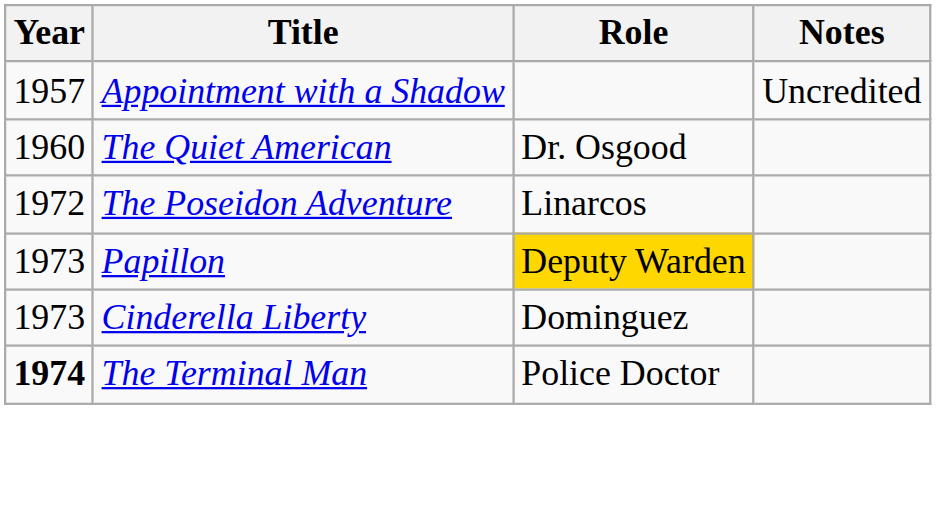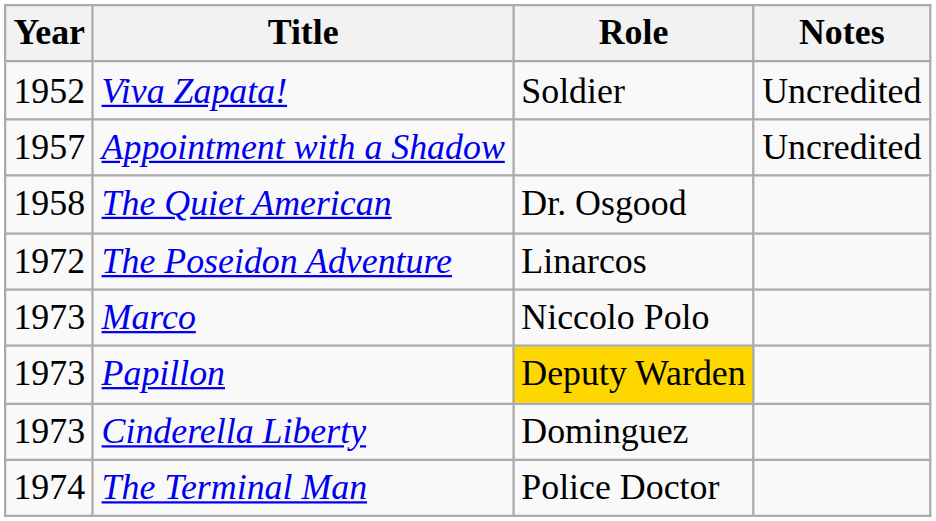+ row: (194, 89)
(49, 146) 1960 -> (49, 203) 1958
+ row: (149, 317)
(49, 373) bold -> (49, 487) normal
